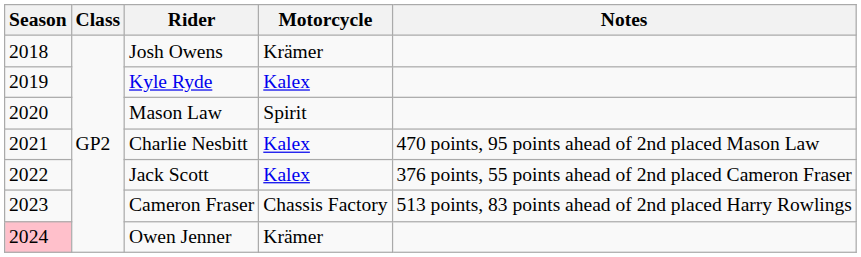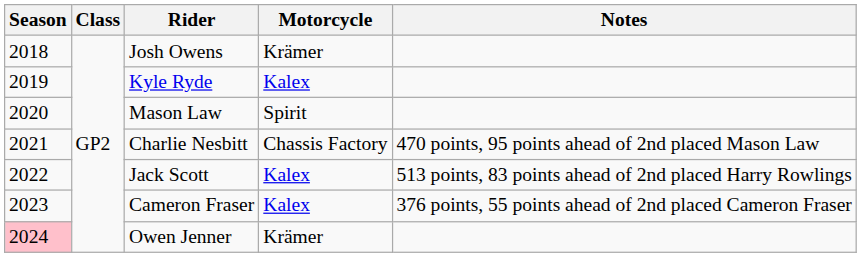(287, 143) Kalex -> (325, 143) Chassis Factory
(624, 174) 376 points, 55 points ahead of 2nd placed Cameron Fraser -> (624, 174) 513 points, 83 points ahead of 2nd placed Harry Rowlings
(325, 205) Chassis Factory -> (287, 205) Kalex
(624, 205) 513 points, 83 points ahead of 2nd placed Harry Rowlings -> (624, 205) 376 points, 55 points ahead of 2nd placed Cameron Fraser
